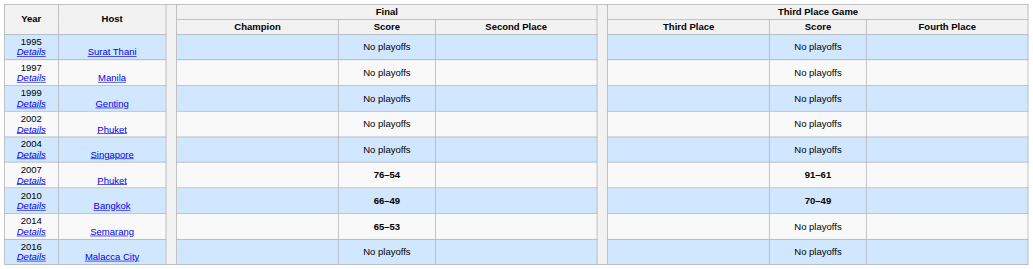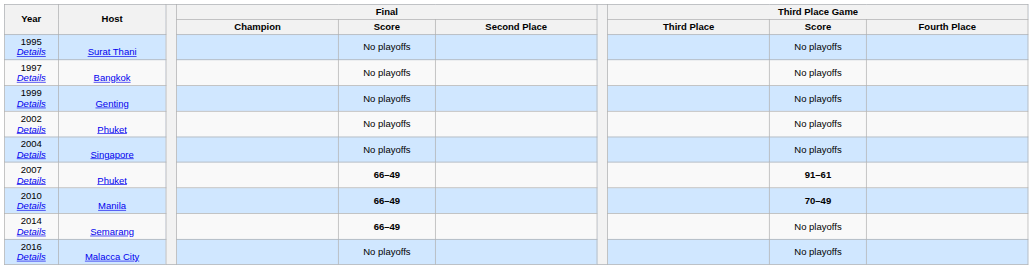(112, 78) Manila -> (112, 78) Bangkok
(387, 175) 76–54 -> (387, 175) 66–49
(112, 206) Bangkok -> (112, 206) Manila
(387, 227) 65–53 -> (387, 227) 66–49
